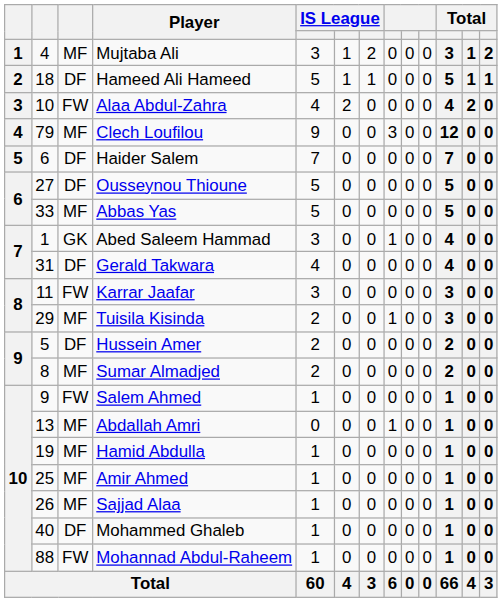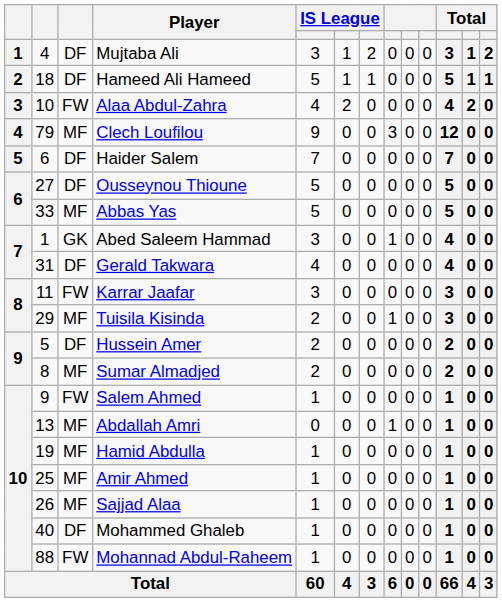(75, 52) MF -> (75, 52) DF
